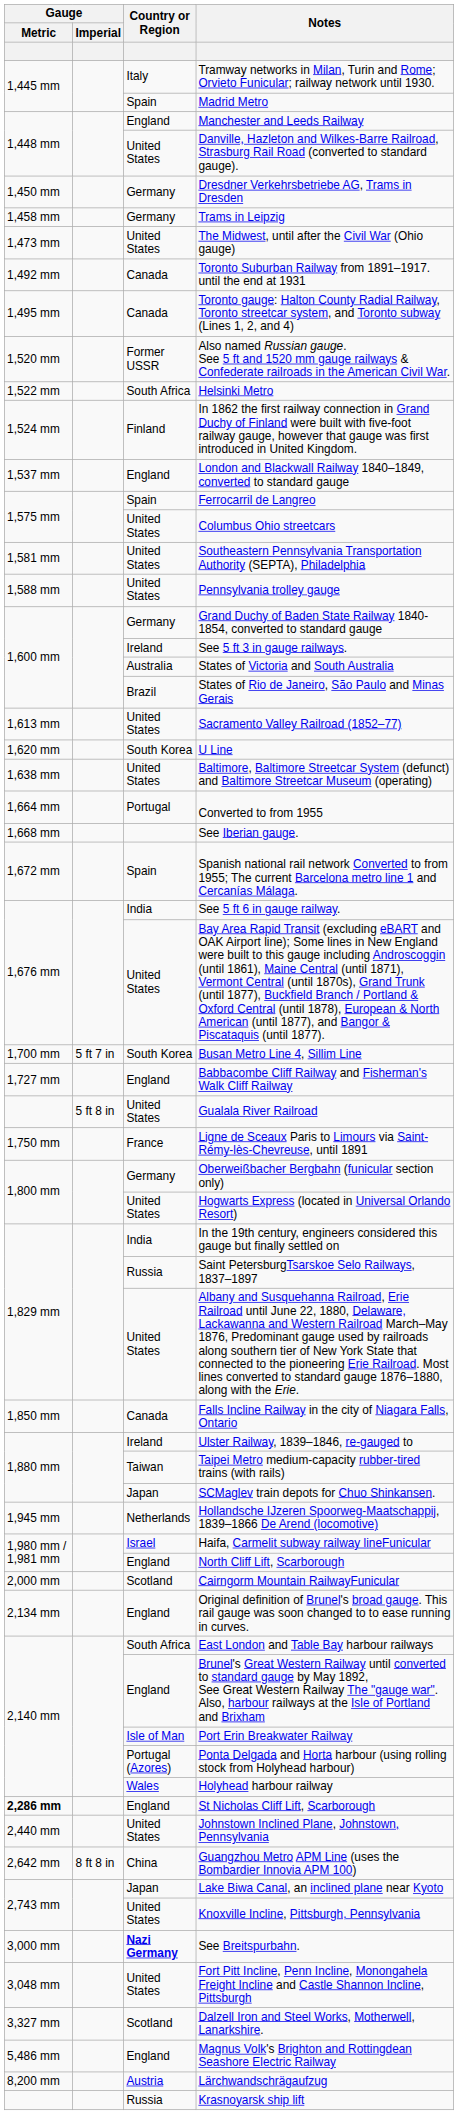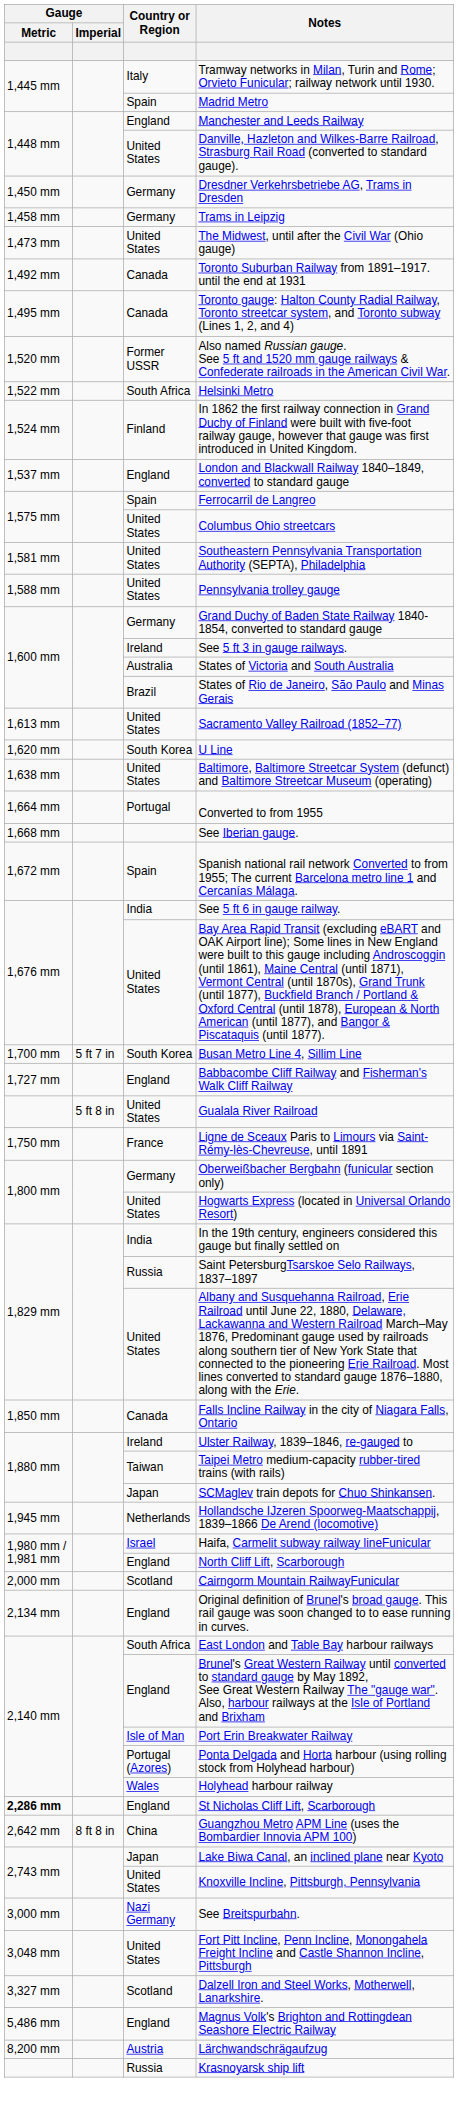- row: (299, 1831)
(152, 1946) bold -> (151, 1914) normal
